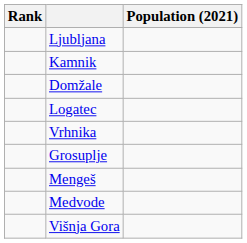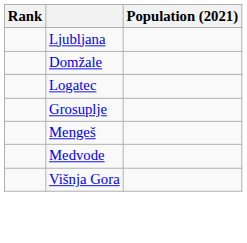- row: (73, 62)
- row: (73, 132)
